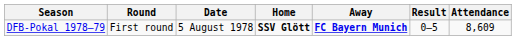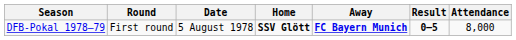(429, 28) normal -> (429, 28) bold
(480, 28) 8,609 -> (480, 28) 8,000
